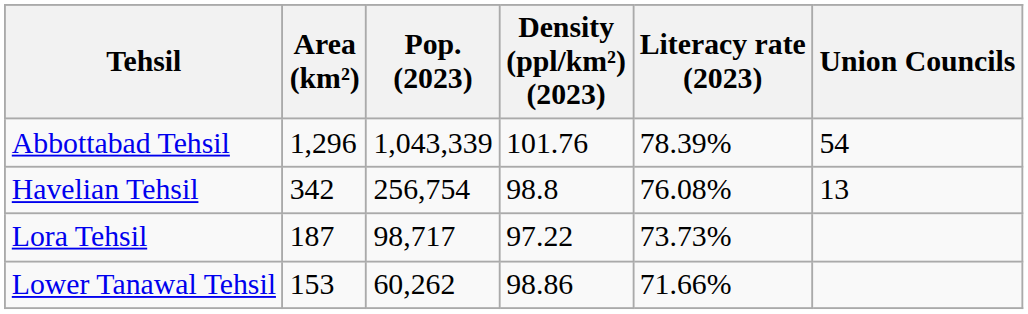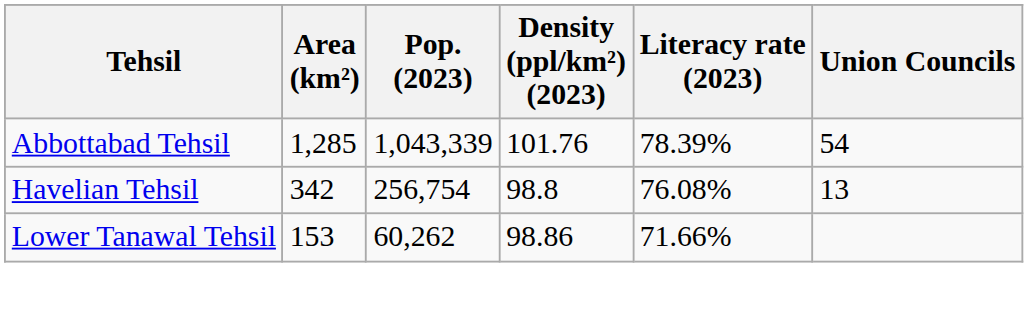(323, 142) 1,296 -> (323, 142) 1,285
- row: (79, 236)
